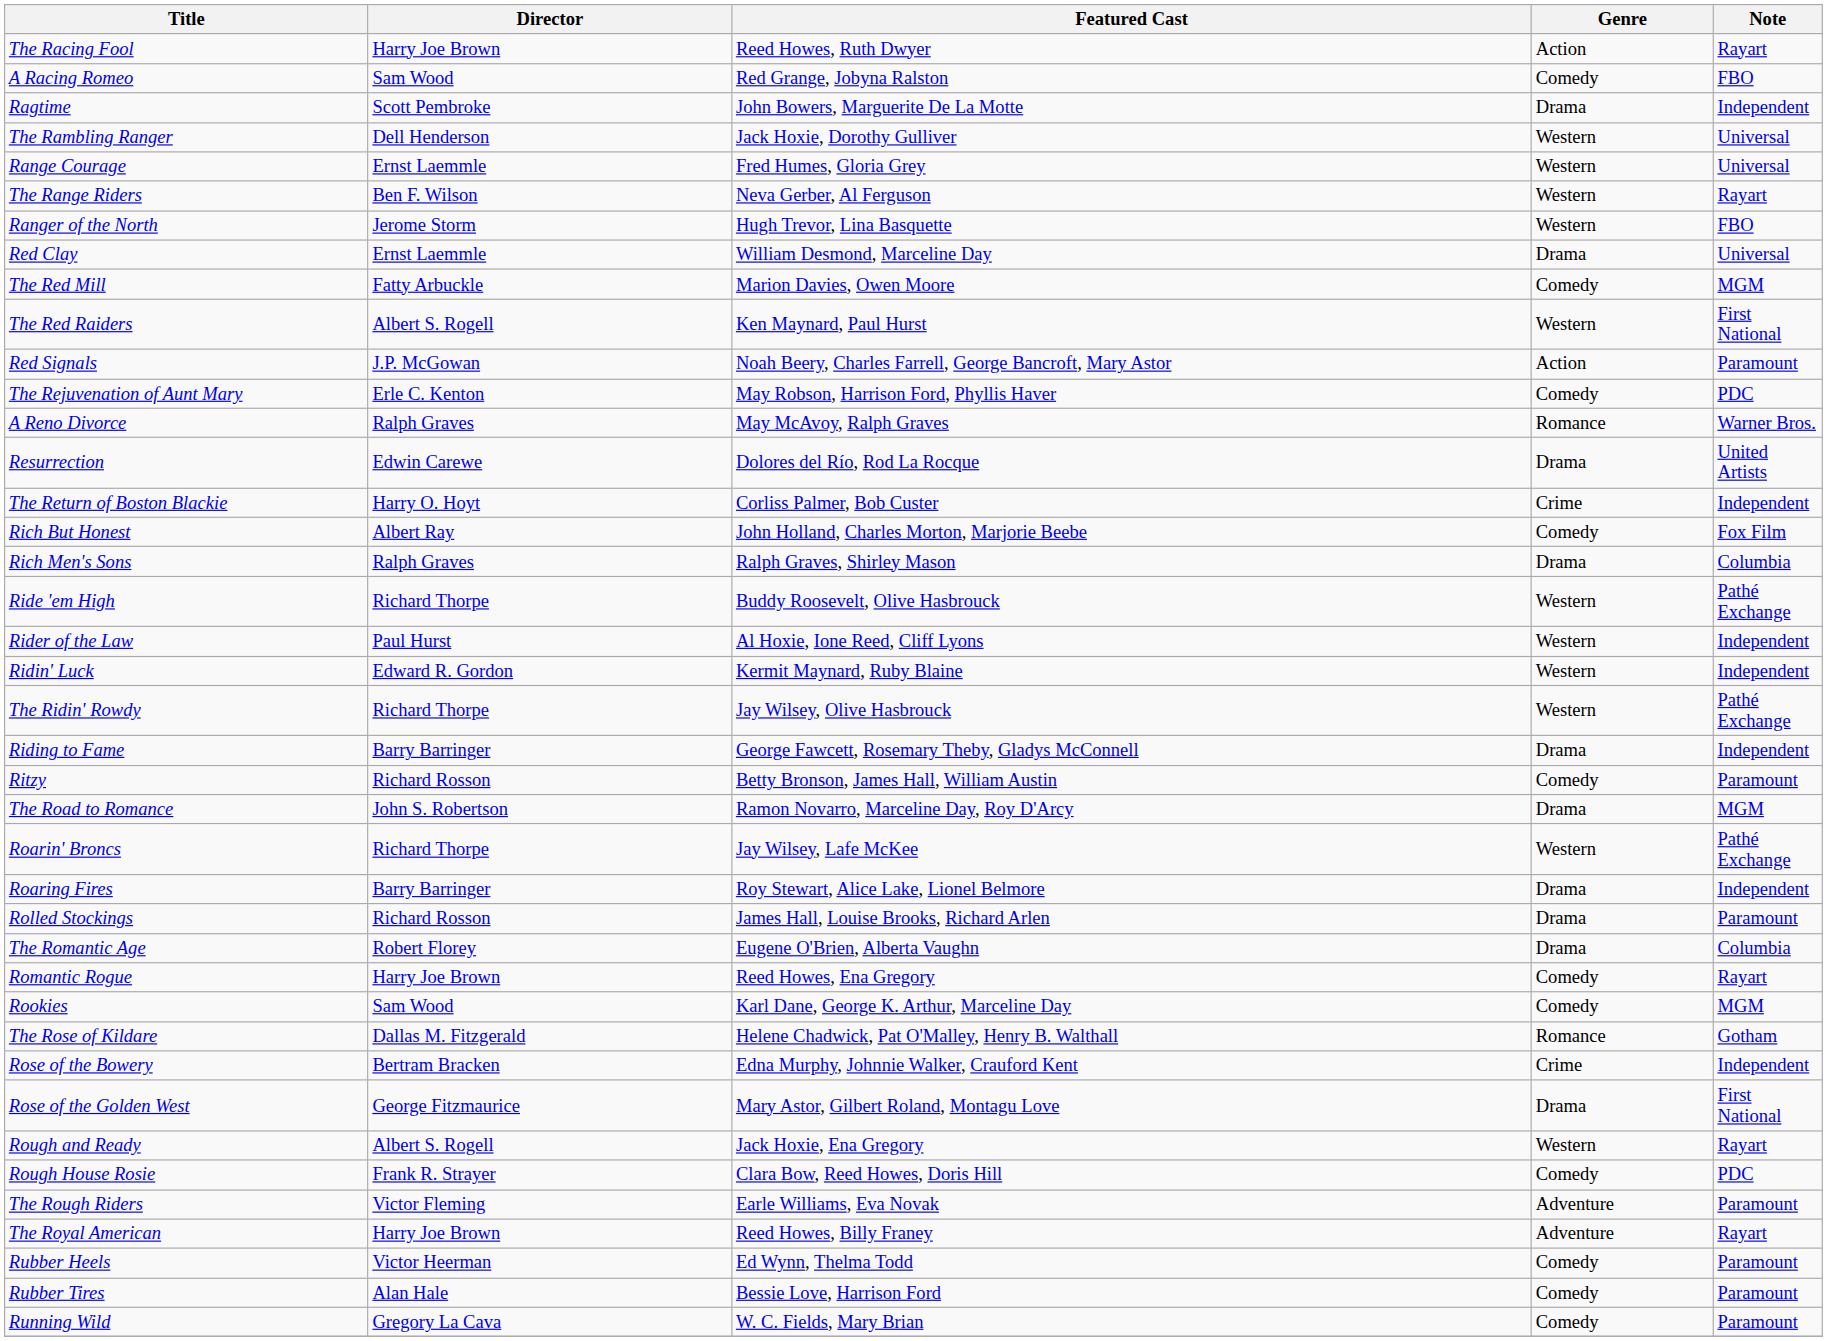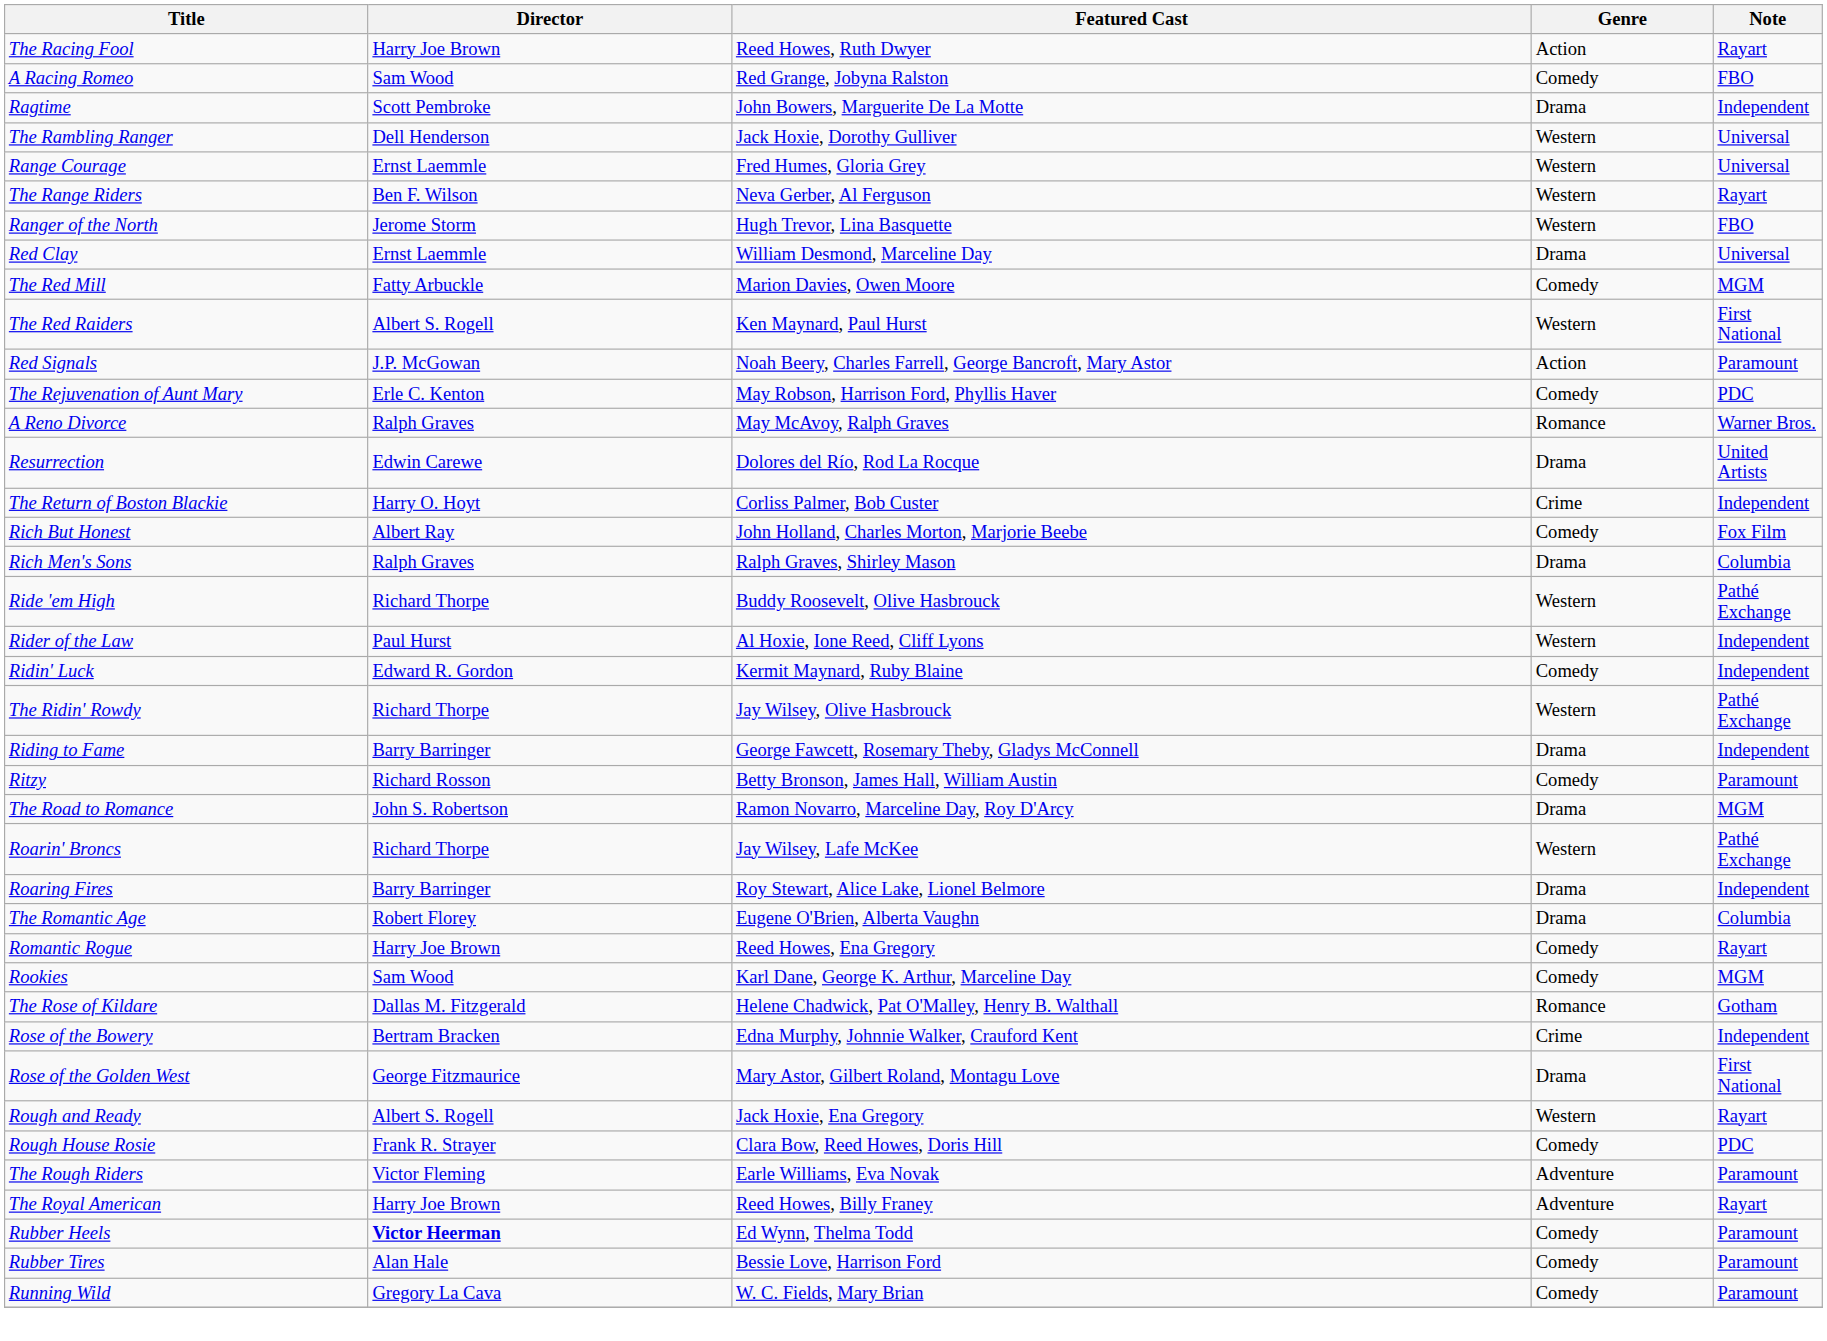(1566, 670) Western -> (1567, 670) Comedy
- row: (71, 918)
(432, 1263) normal -> (437, 1233) bold
